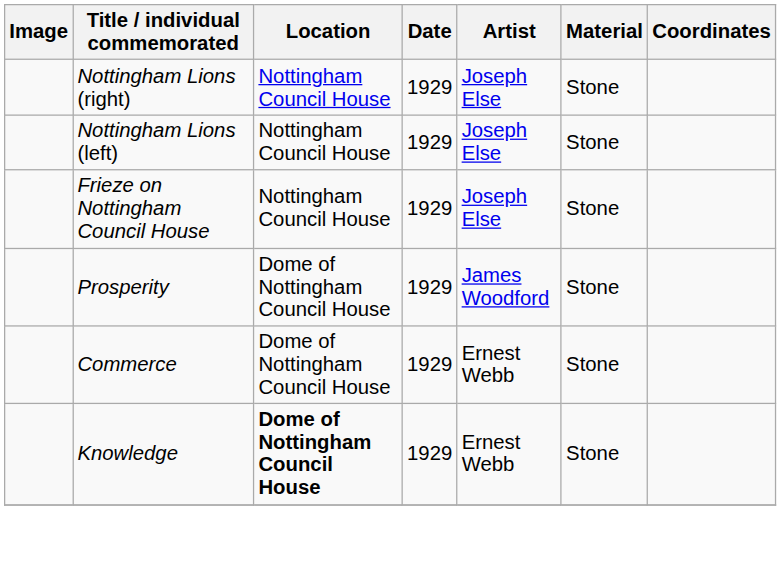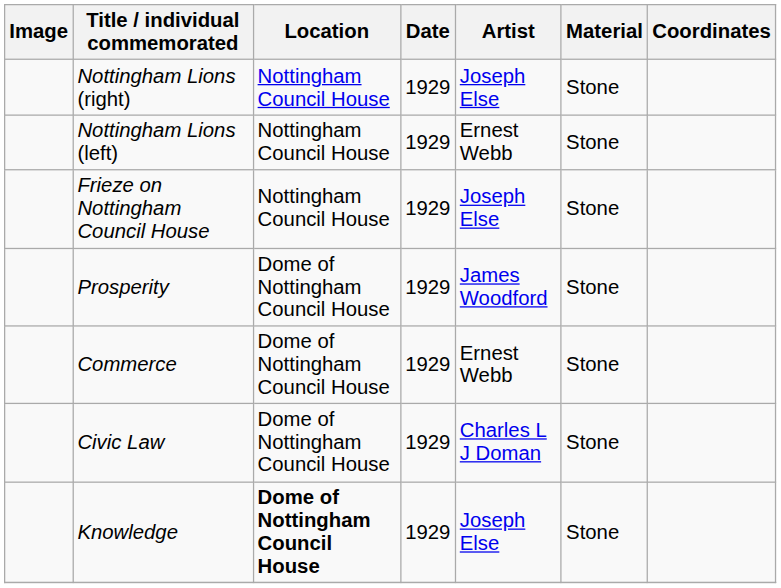(494, 142) Joseph Else -> (489, 142) Ernest Webb
+ row: (121, 442)
(491, 454) Ernest Webb -> (493, 531) Joseph Else
